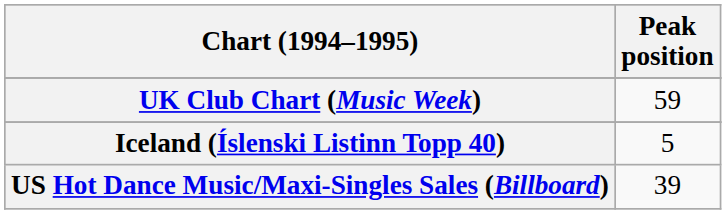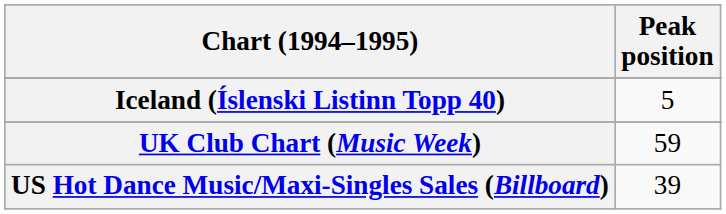rows swapped: (310, 142) <-> (310, 99)
